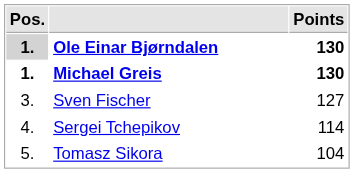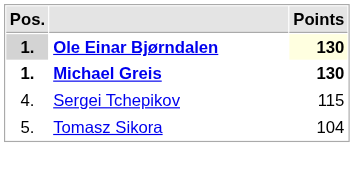(330, 47) no background -> (330, 47) lightyellow background
- row: (102, 100)
(331, 127) 114 -> (331, 100) 115
